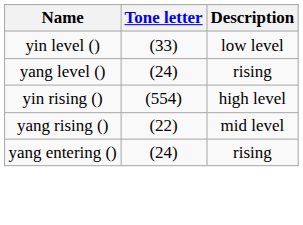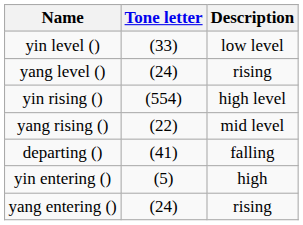+ row: (63, 152)
+ row: (63, 179)
